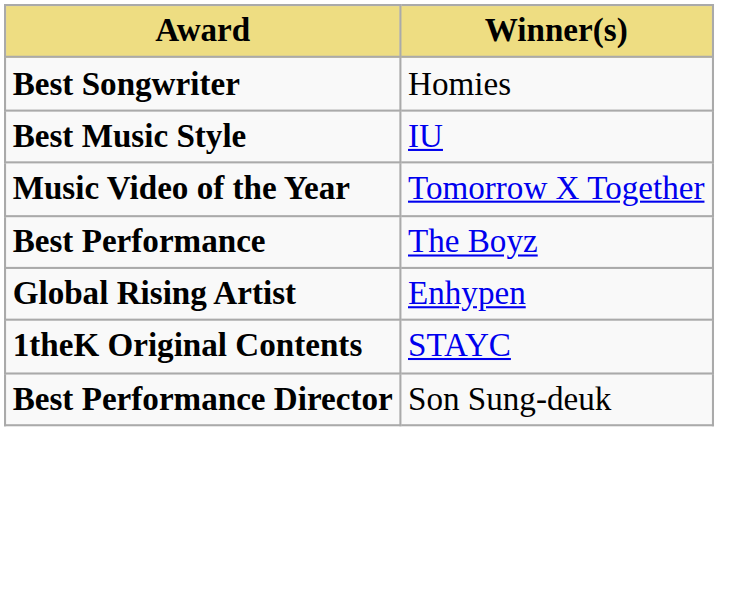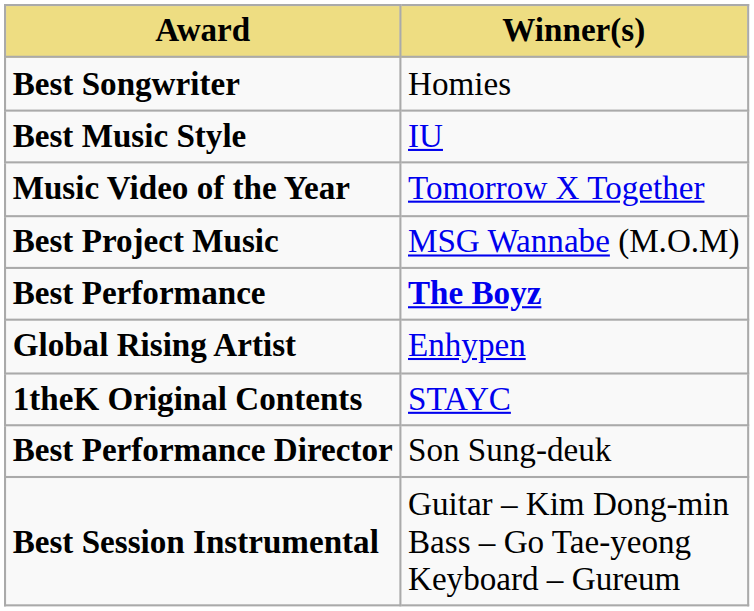+ row: (146, 240)
(473, 240) normal -> (475, 293) bold
+ row: (196, 540)
